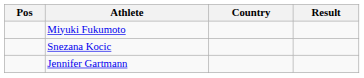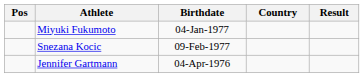+ column: (202, 13)
